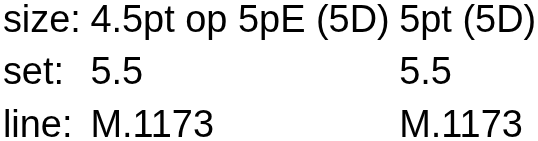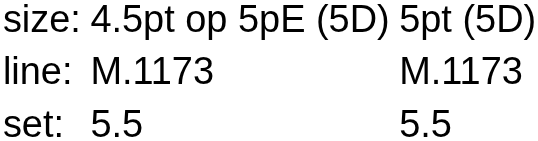rows swapped: (33, 71) <-> (38, 124)
